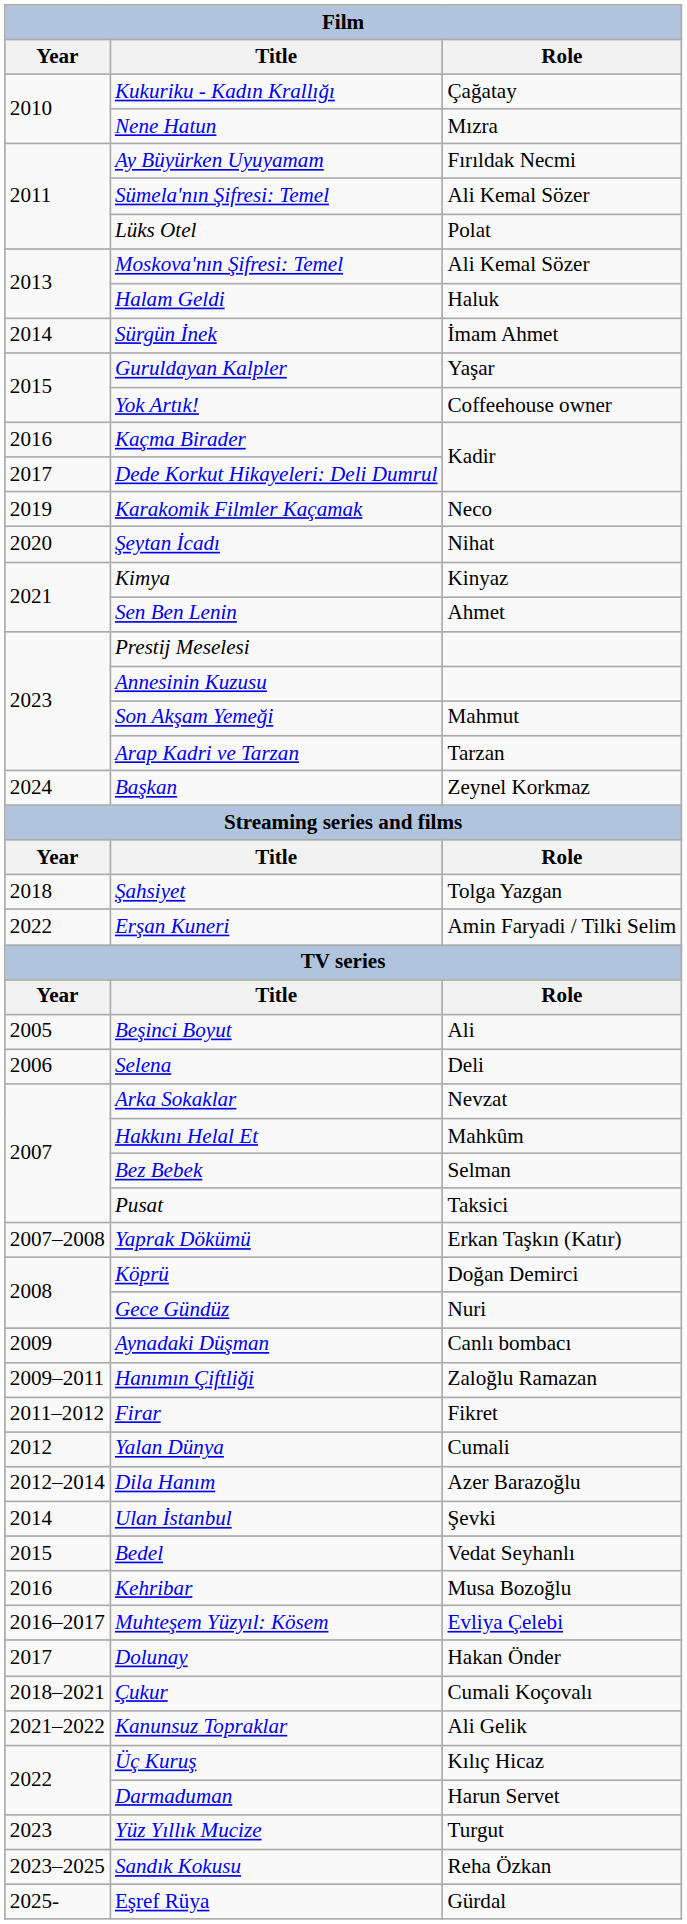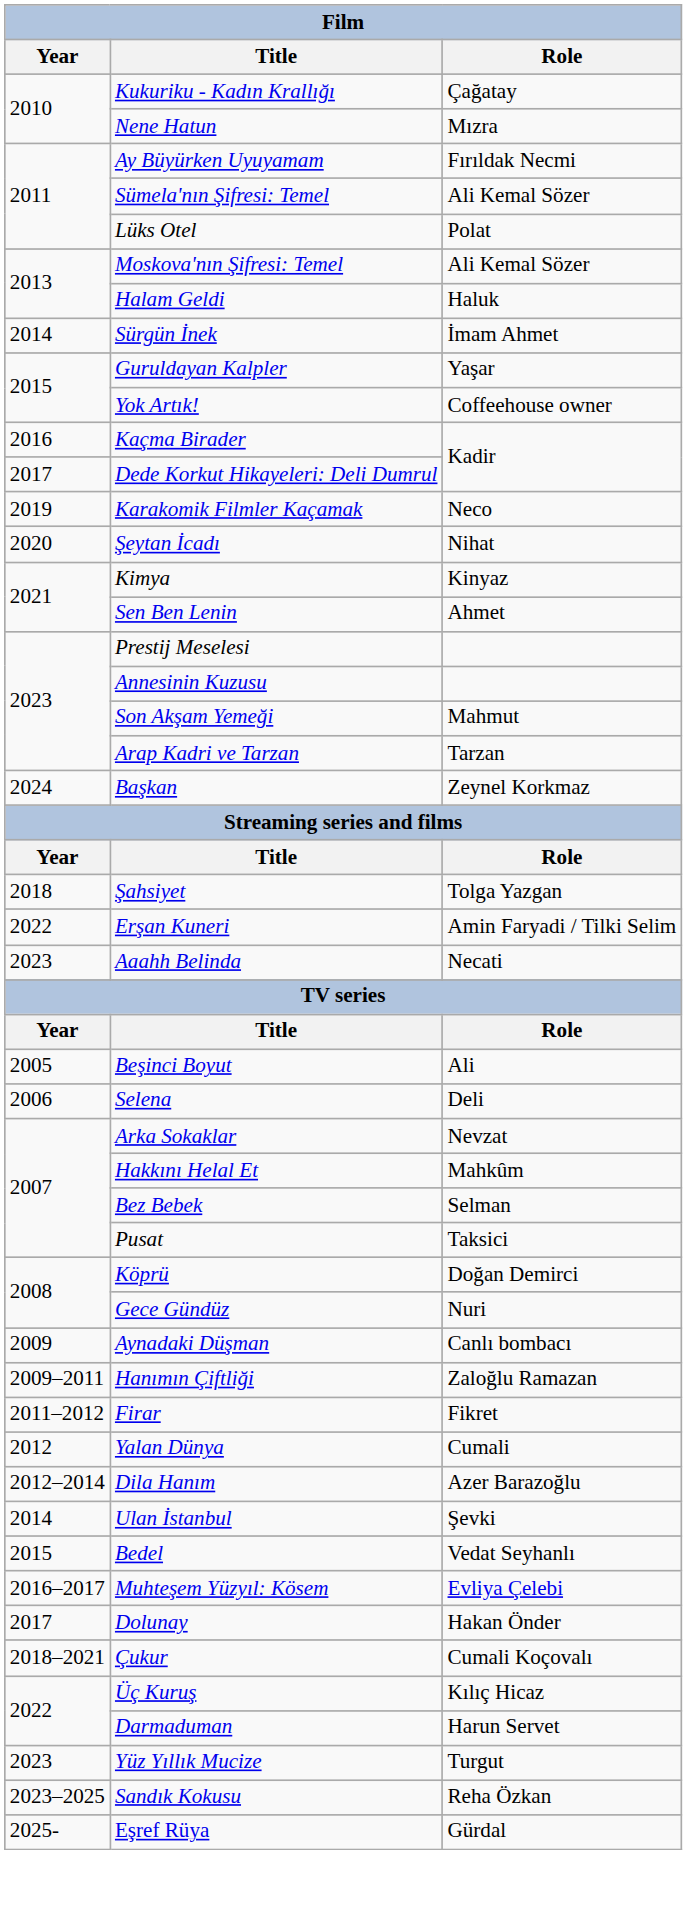+ row: (178, 961)
- row: (183, 1239)
- row: (154, 1587)
- row: (201, 1727)
